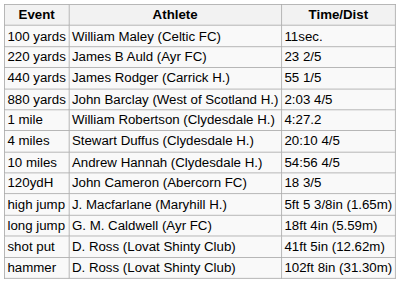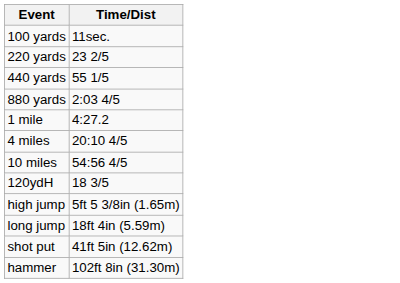- column: (175, 15)
